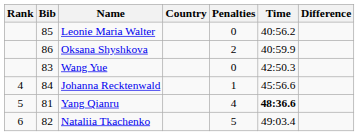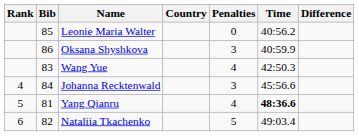(234, 49) 2 -> (234, 49) 3
(234, 67) 0 -> (234, 67) 4
(234, 85) 1 -> (234, 85) 3
